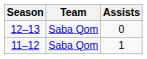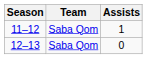rows swapped: (25, 45) <-> (25, 29)
